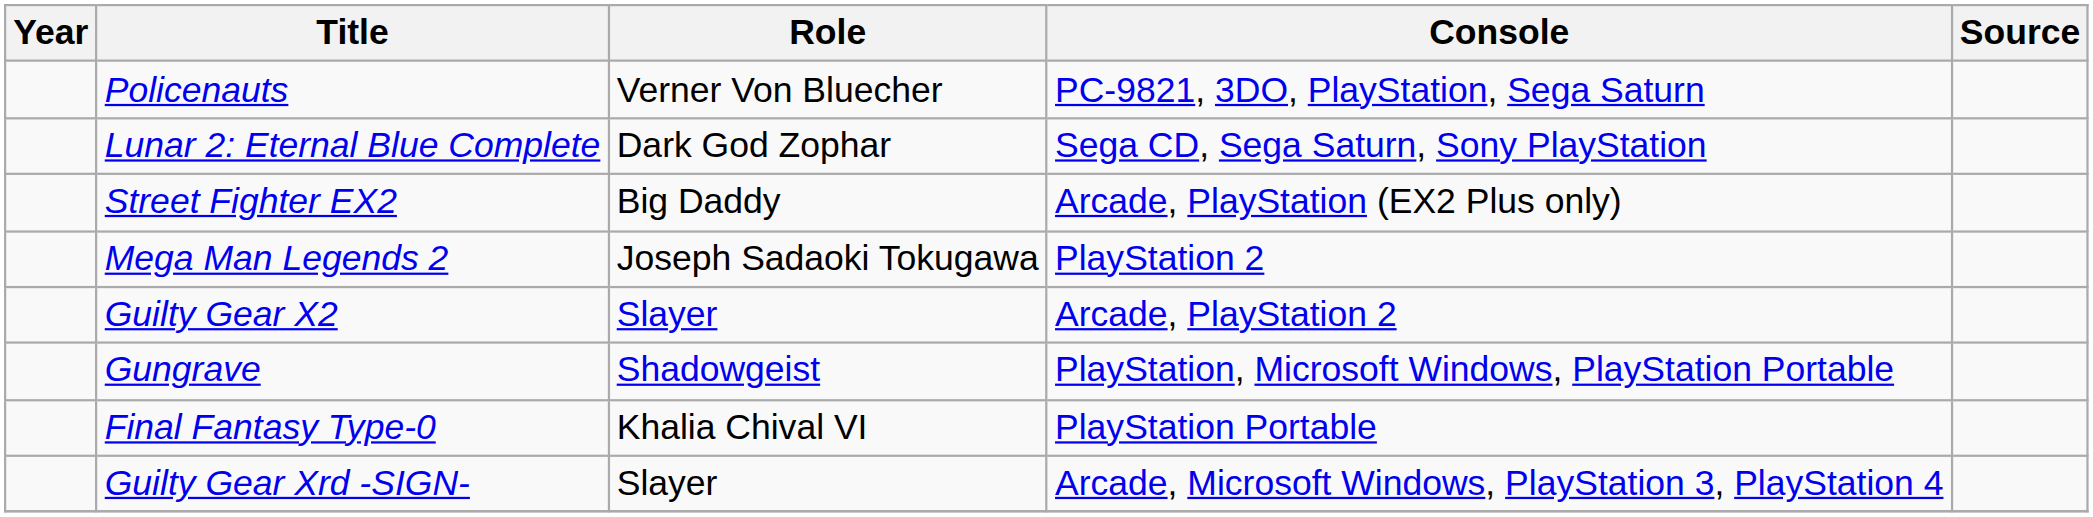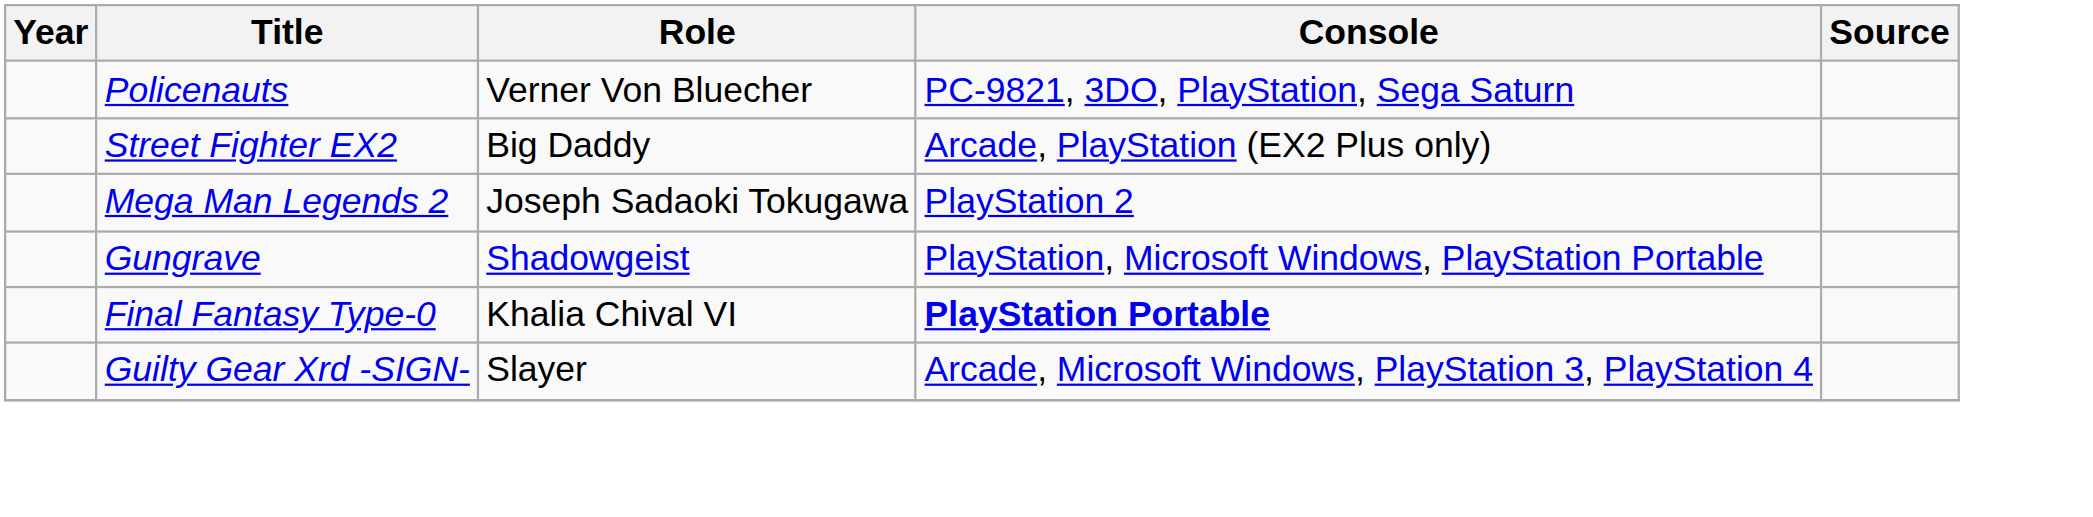- row: (353, 145)
- row: (221, 314)
(1216, 426) normal -> (1097, 314) bold
